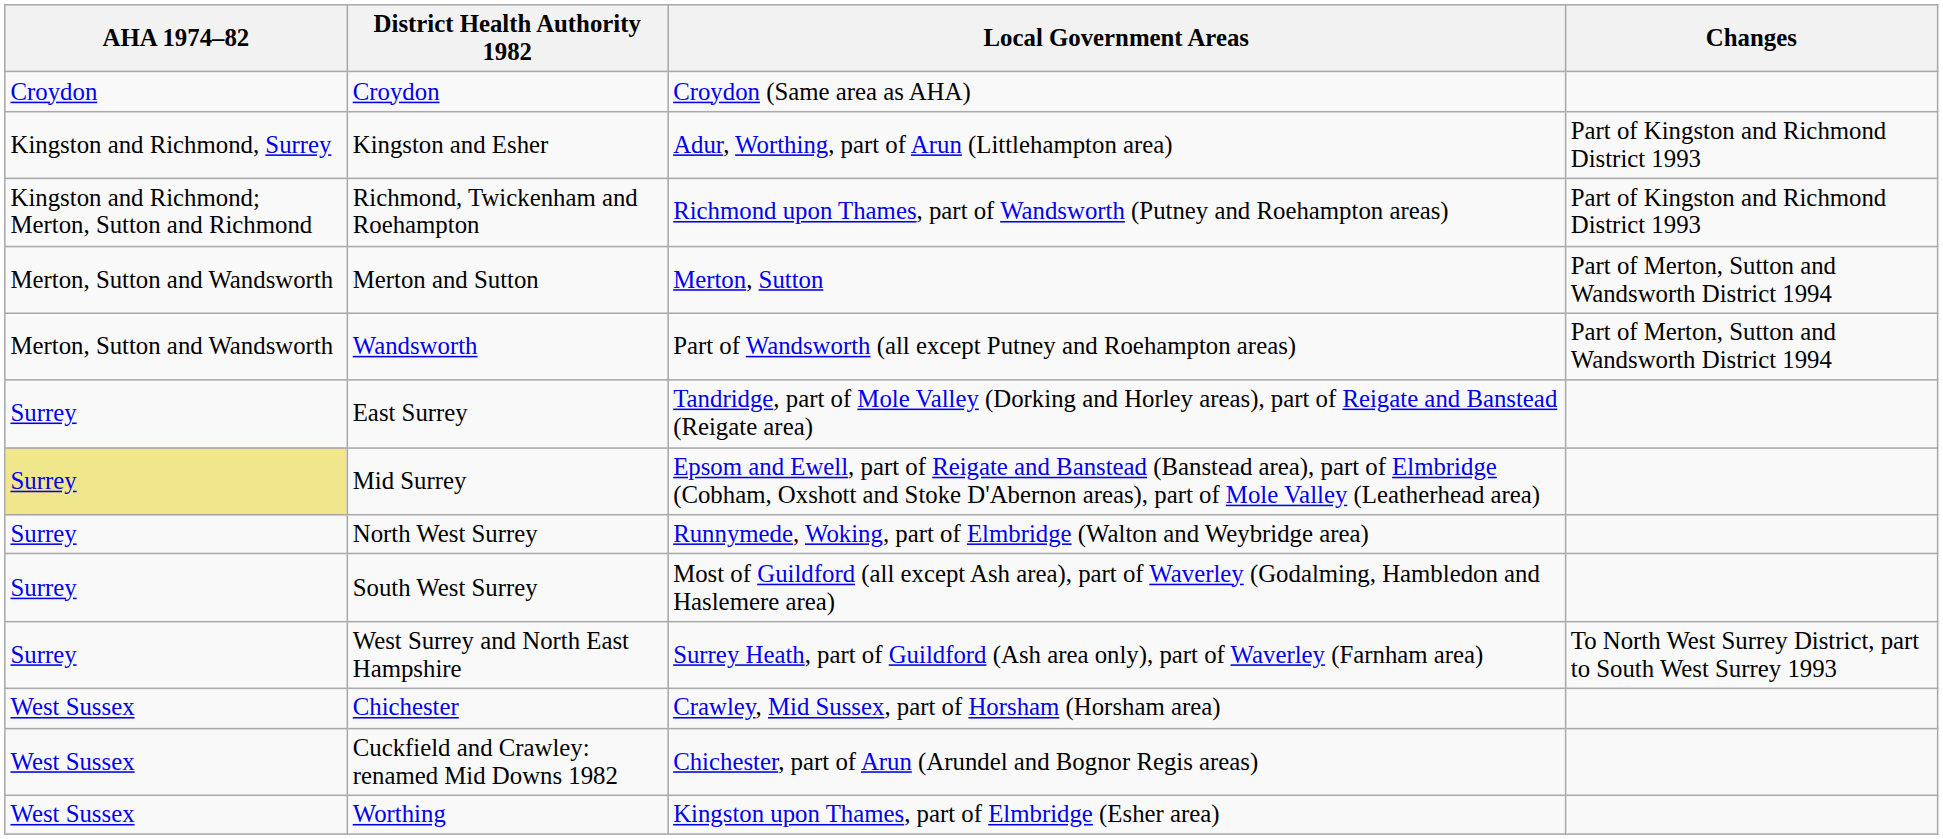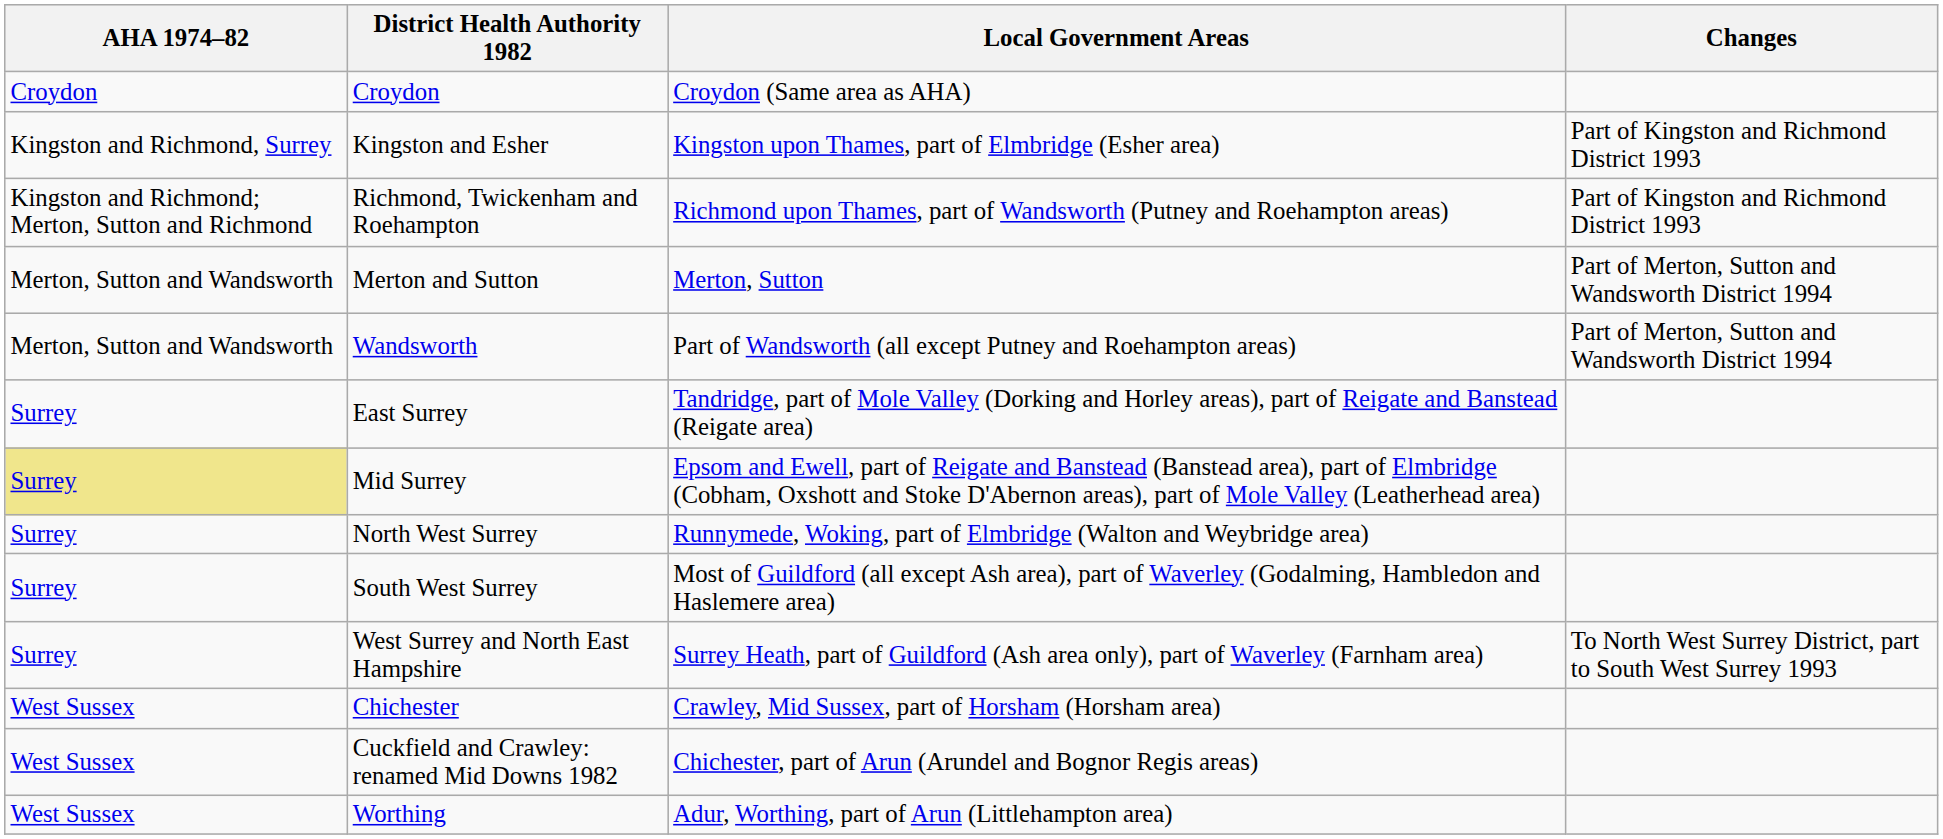(923, 144) Adur, Worthing, part of Arun (Littlehampton area) -> (946, 144) Kingston upon Thames, part of Elmbridge (Esher area)
(946, 814) Kingston upon Thames, part of Elmbridge (Esher area) -> (923, 814) Adur, Worthing, part of Arun (Littlehampton area)
